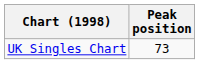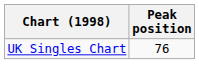(162, 49) 73 -> (162, 49) 76
